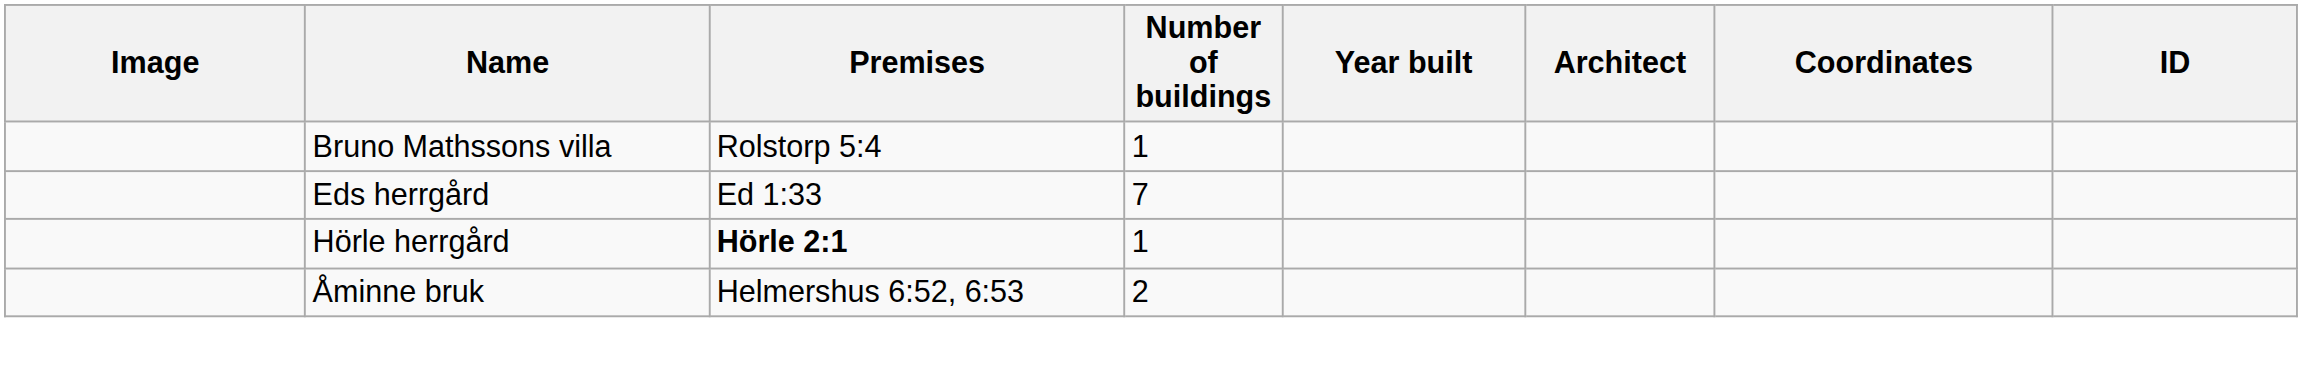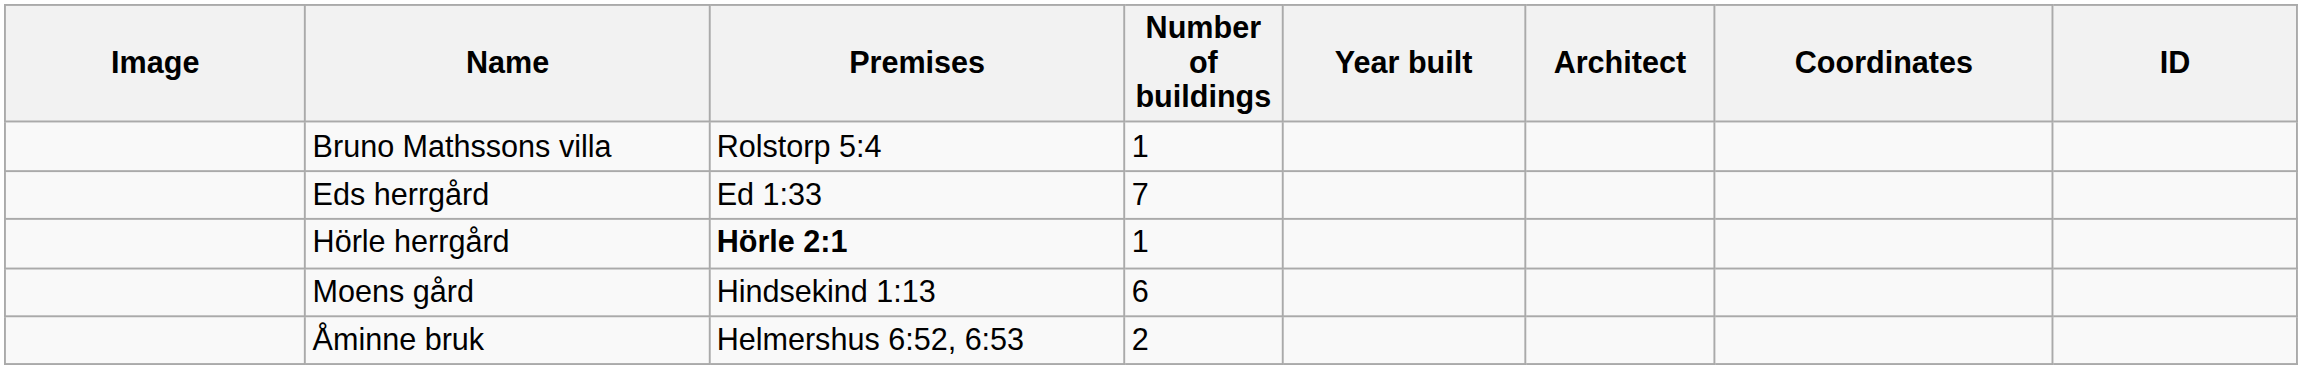+ row: (393, 291)
